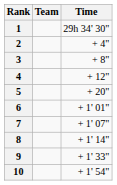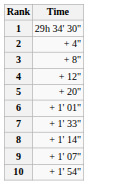- column: (47, 12)
(94, 124) + 1' 07" -> (65, 124) + 1' 33"
(94, 156) + 1' 33" -> (65, 156) + 1' 07"
